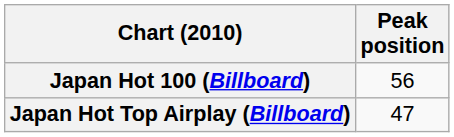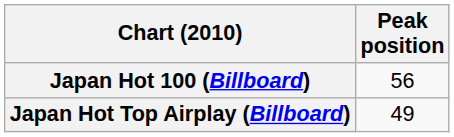(402, 114) 47 -> (402, 114) 49
